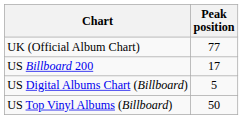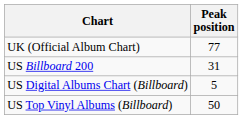(214, 66) 17 -> (214, 66) 31
